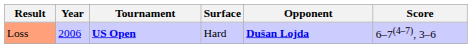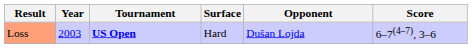(70, 33) 2006 -> (70, 33) 2003
(278, 33) bold -> (275, 33) normal
